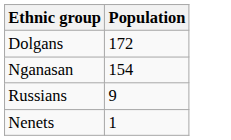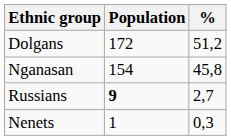+ column: (208, 17)
(113, 95) normal -> (113, 95) bold
